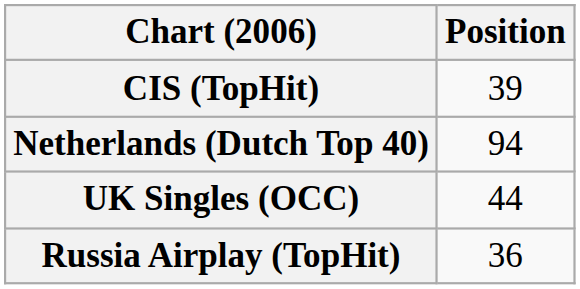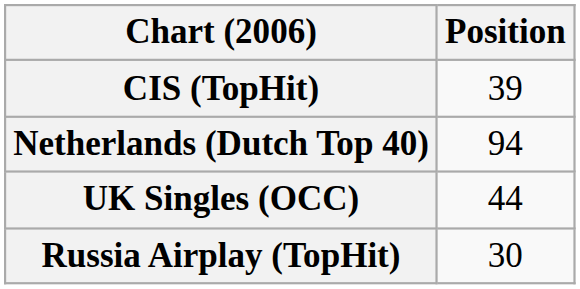(505, 254) 36 -> (505, 254) 30
